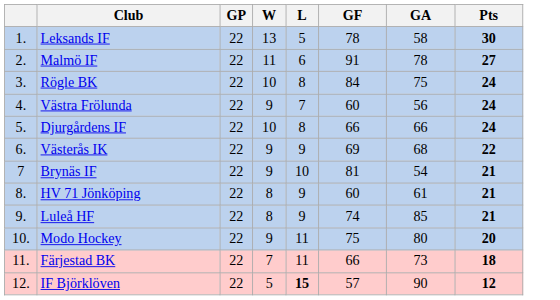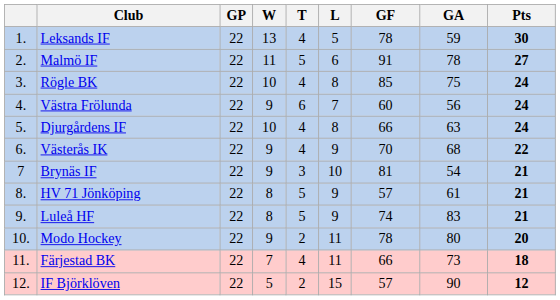+ column: (302, 15)
(421, 37) 58 -> (454, 37) 59
(353, 82) 84 -> (385, 82) 85
(421, 127) 66 -> (454, 127) 63
(353, 149) 69 -> (385, 149) 70
(353, 194) 60 -> (385, 194) 57
(421, 216) 85 -> (454, 216) 83
(353, 238) 75 -> (385, 238) 78
(302, 283) bold -> (335, 283) normal
